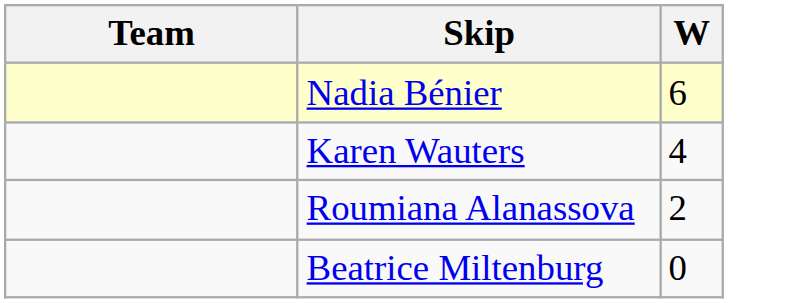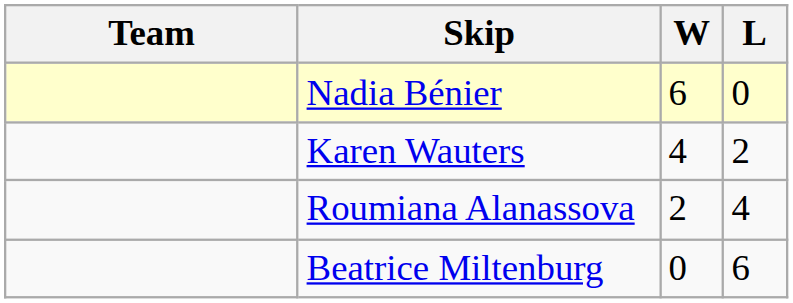+ column: (755, 33)
